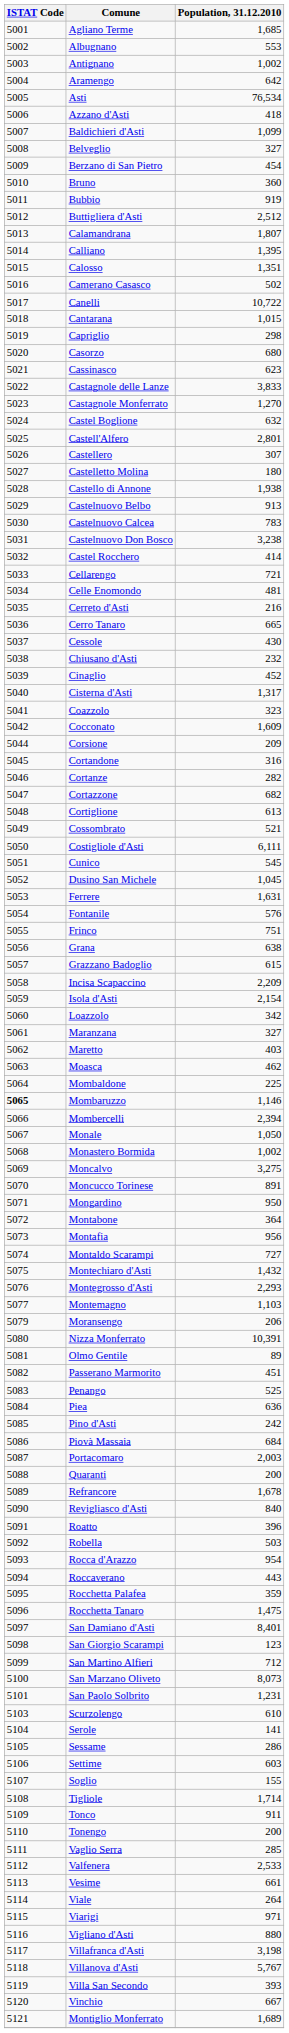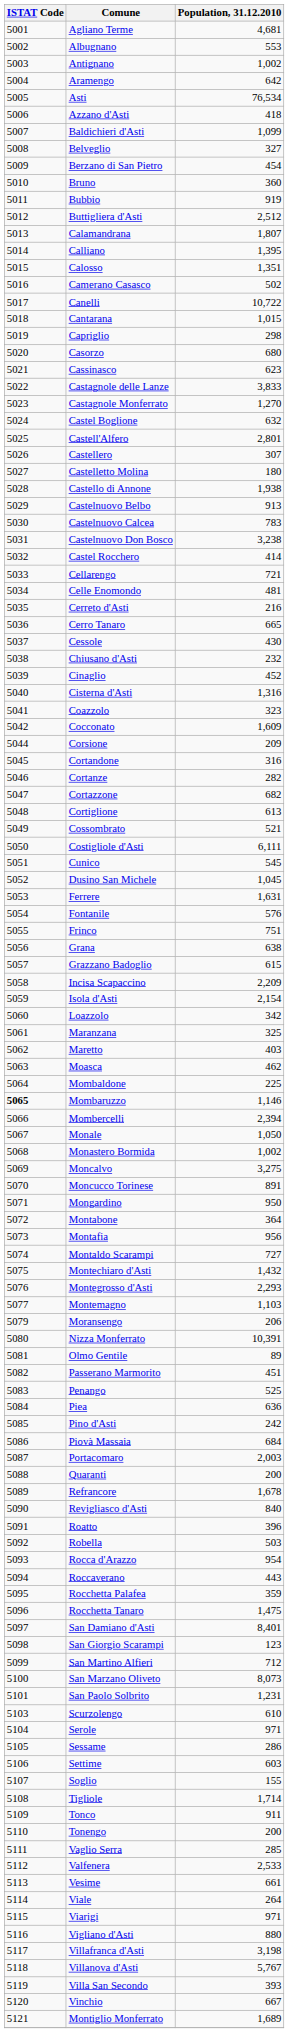(269, 30) 1,685 -> (269, 30) 4,681
(269, 693) 1,317 -> (269, 693) 1,316
(273, 1033) 327 -> (273, 1033) 325
(273, 1730) 141 -> (273, 1730) 971
